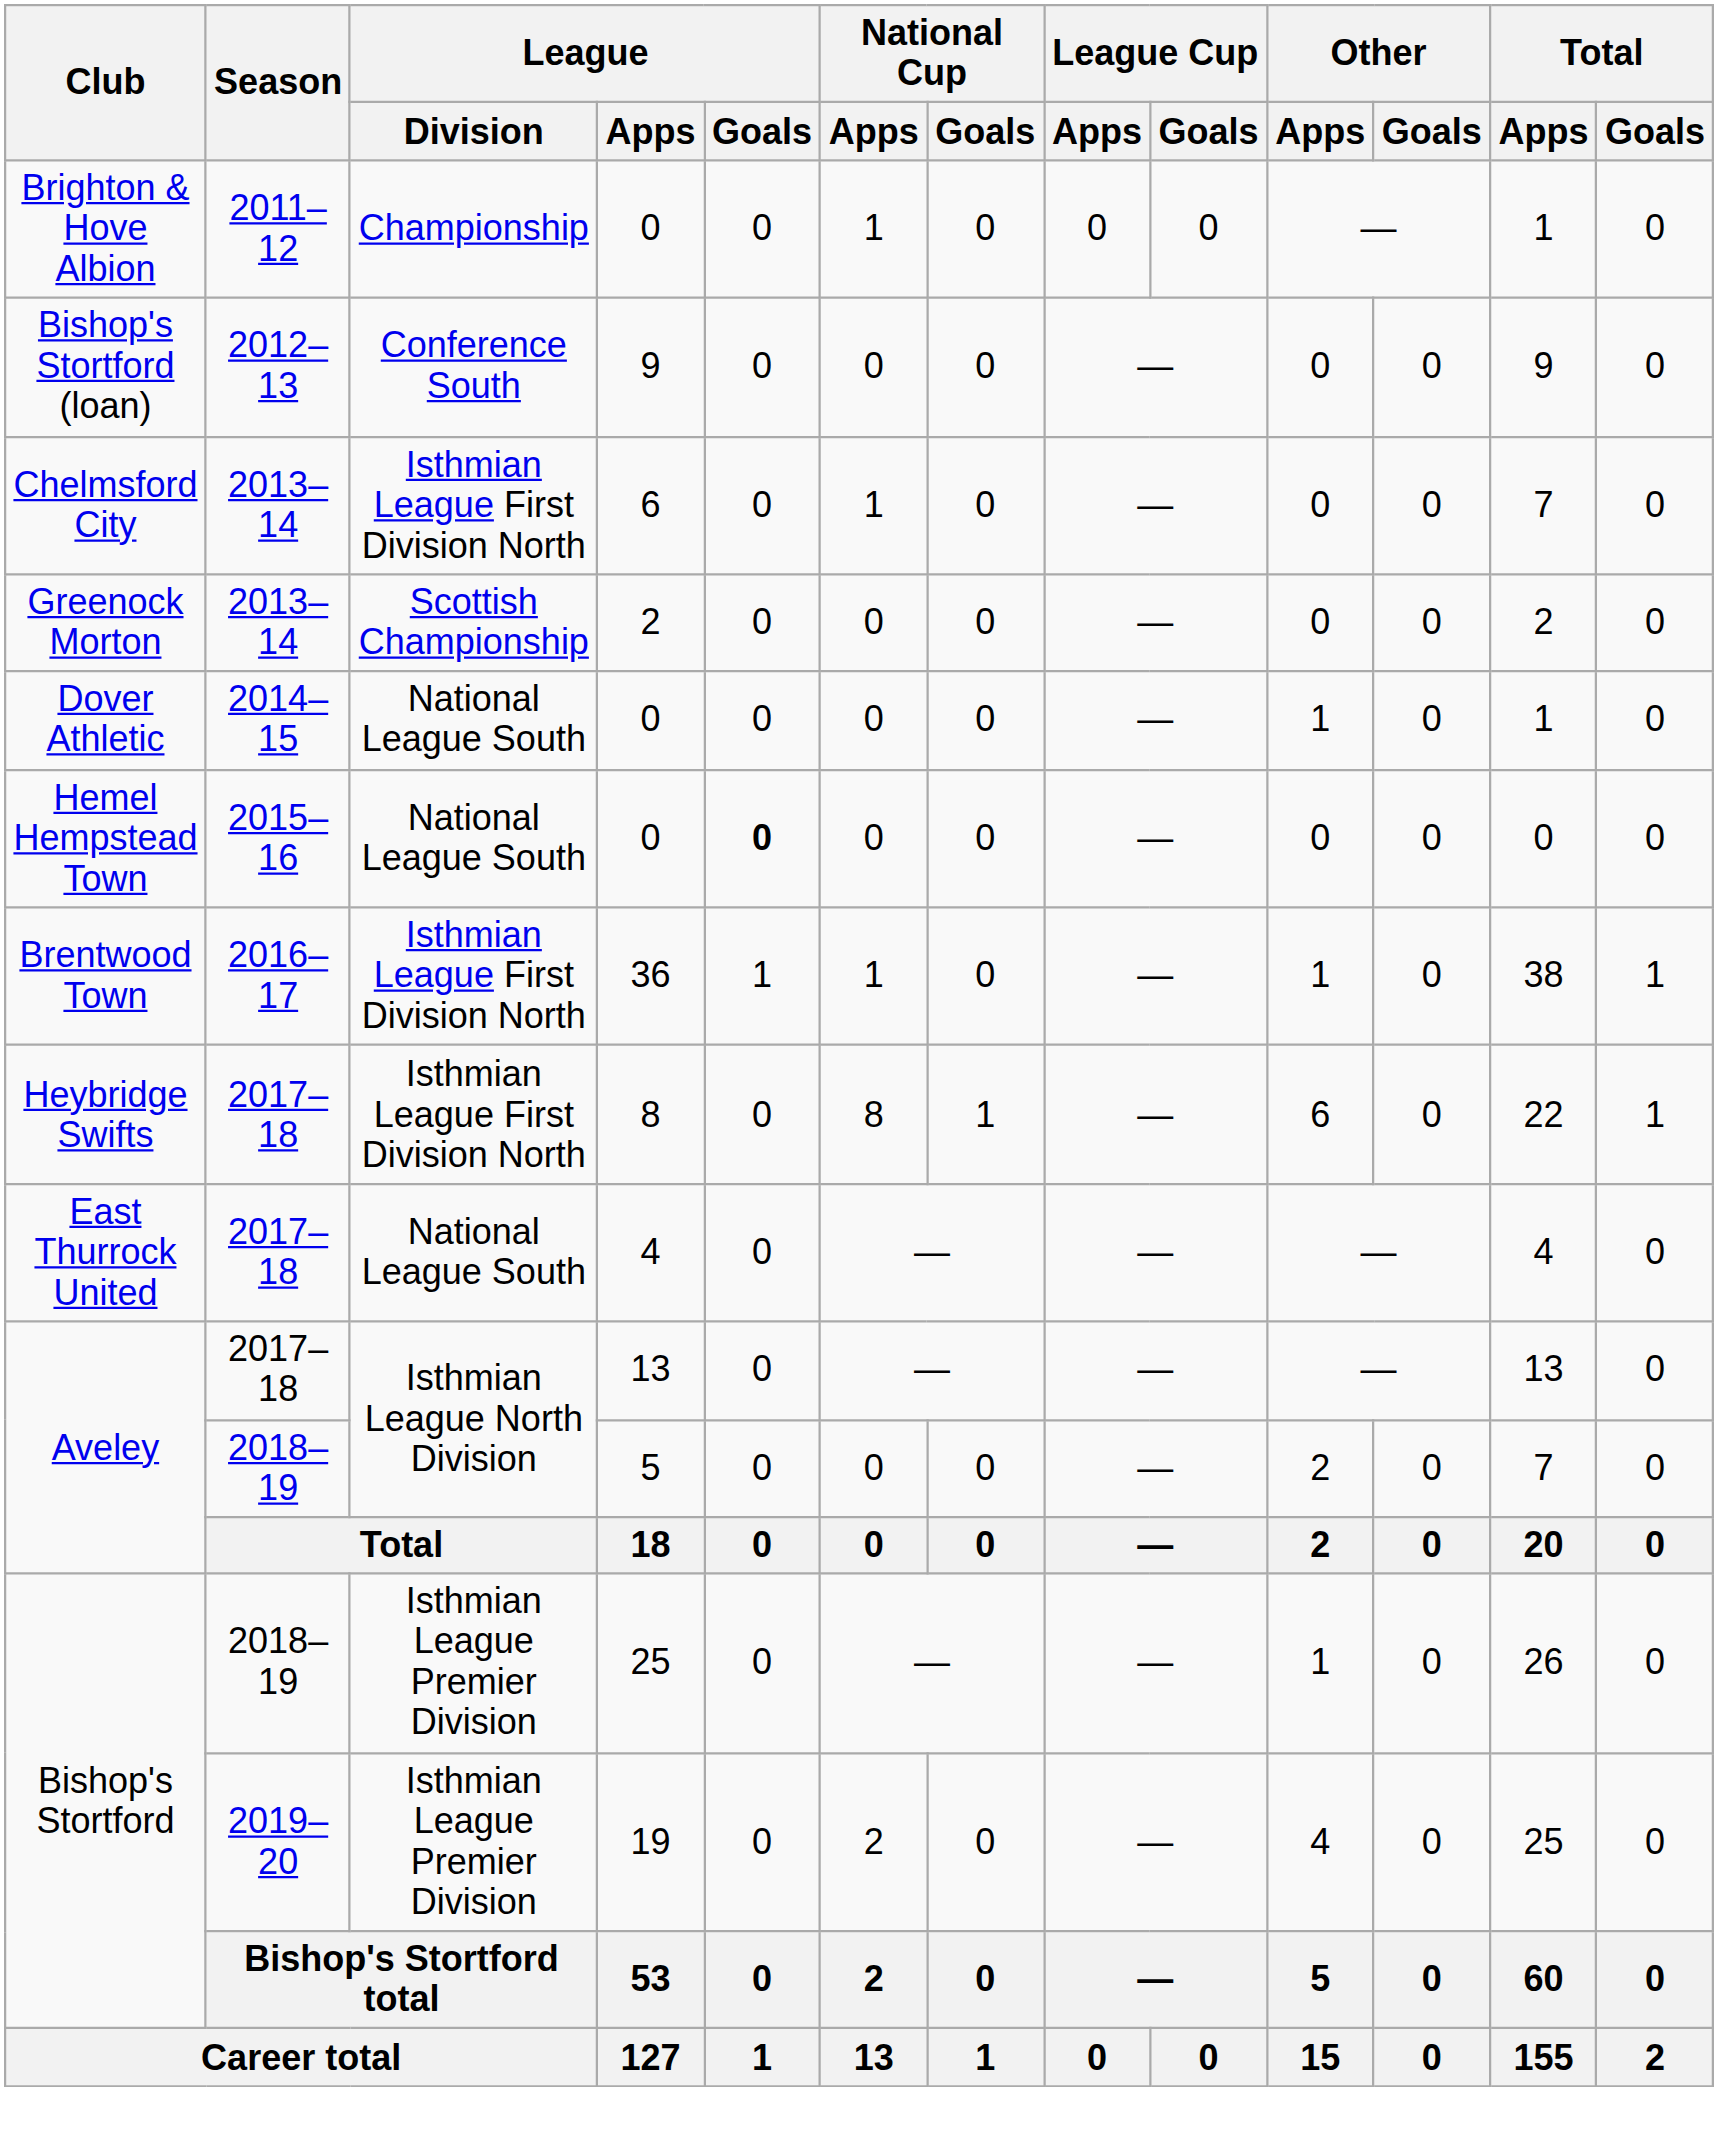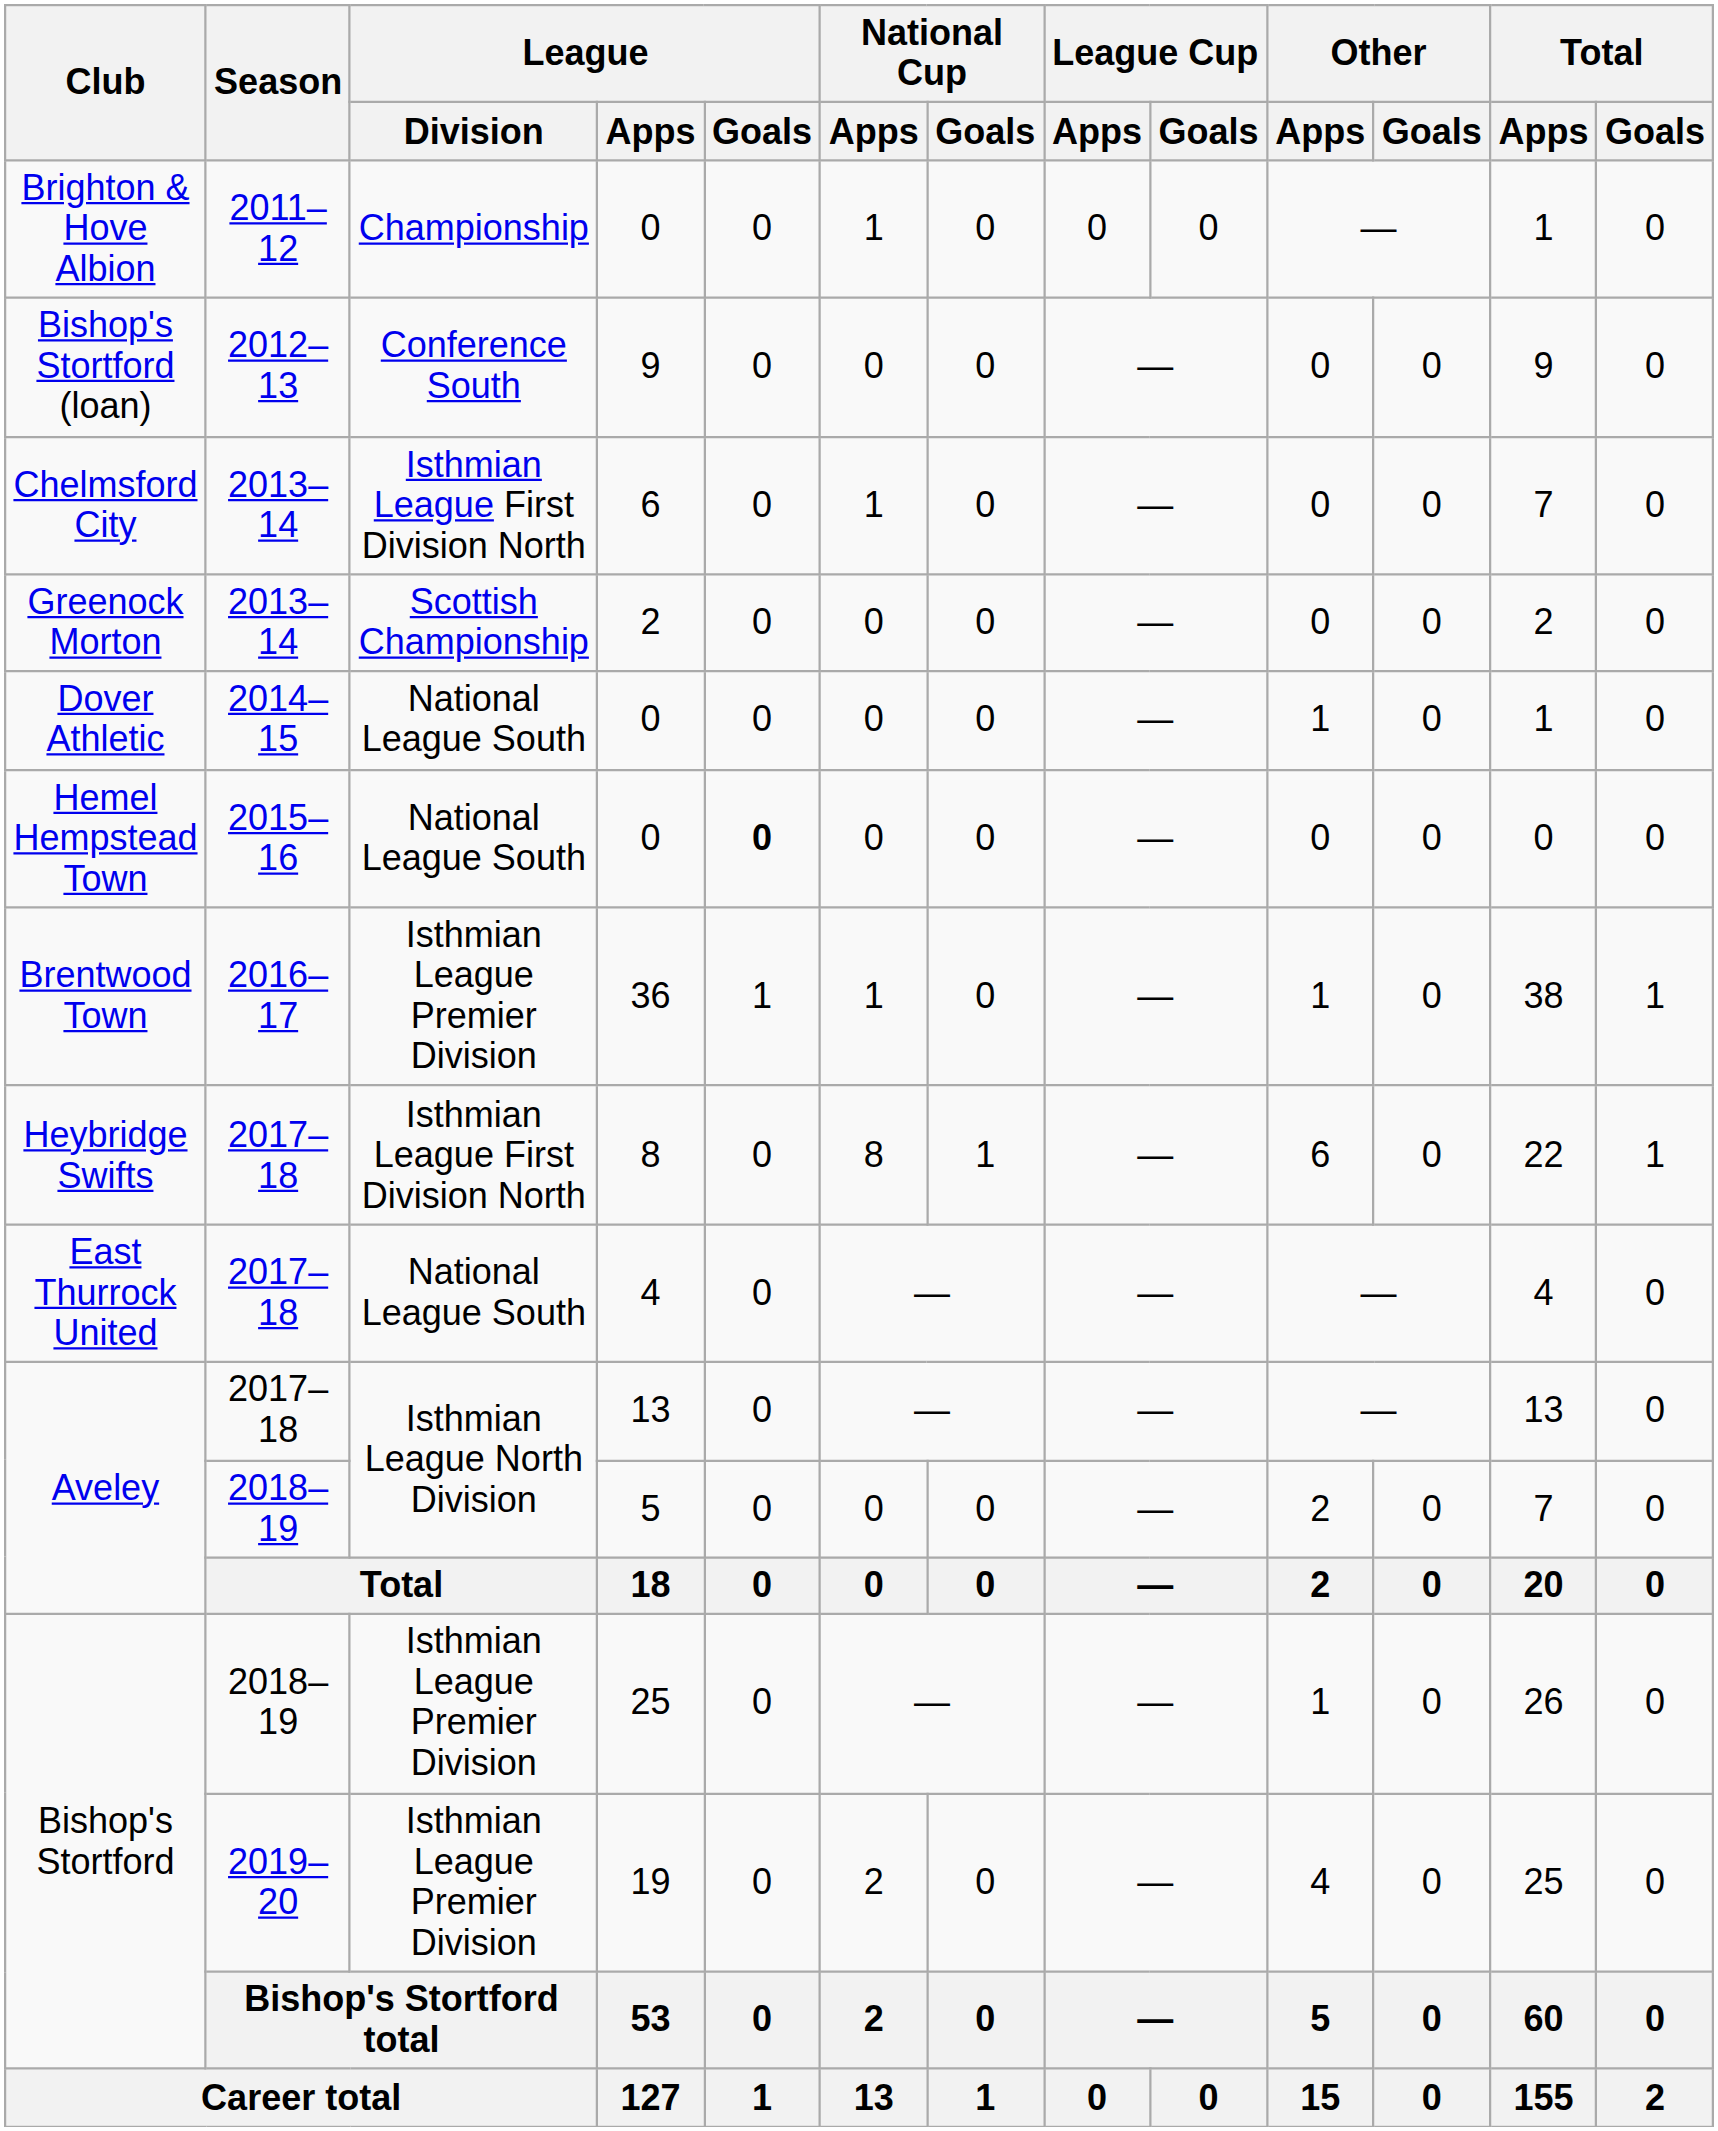(474, 975) Isthmian League First Division North -> (474, 996) Isthmian League Premier Division
